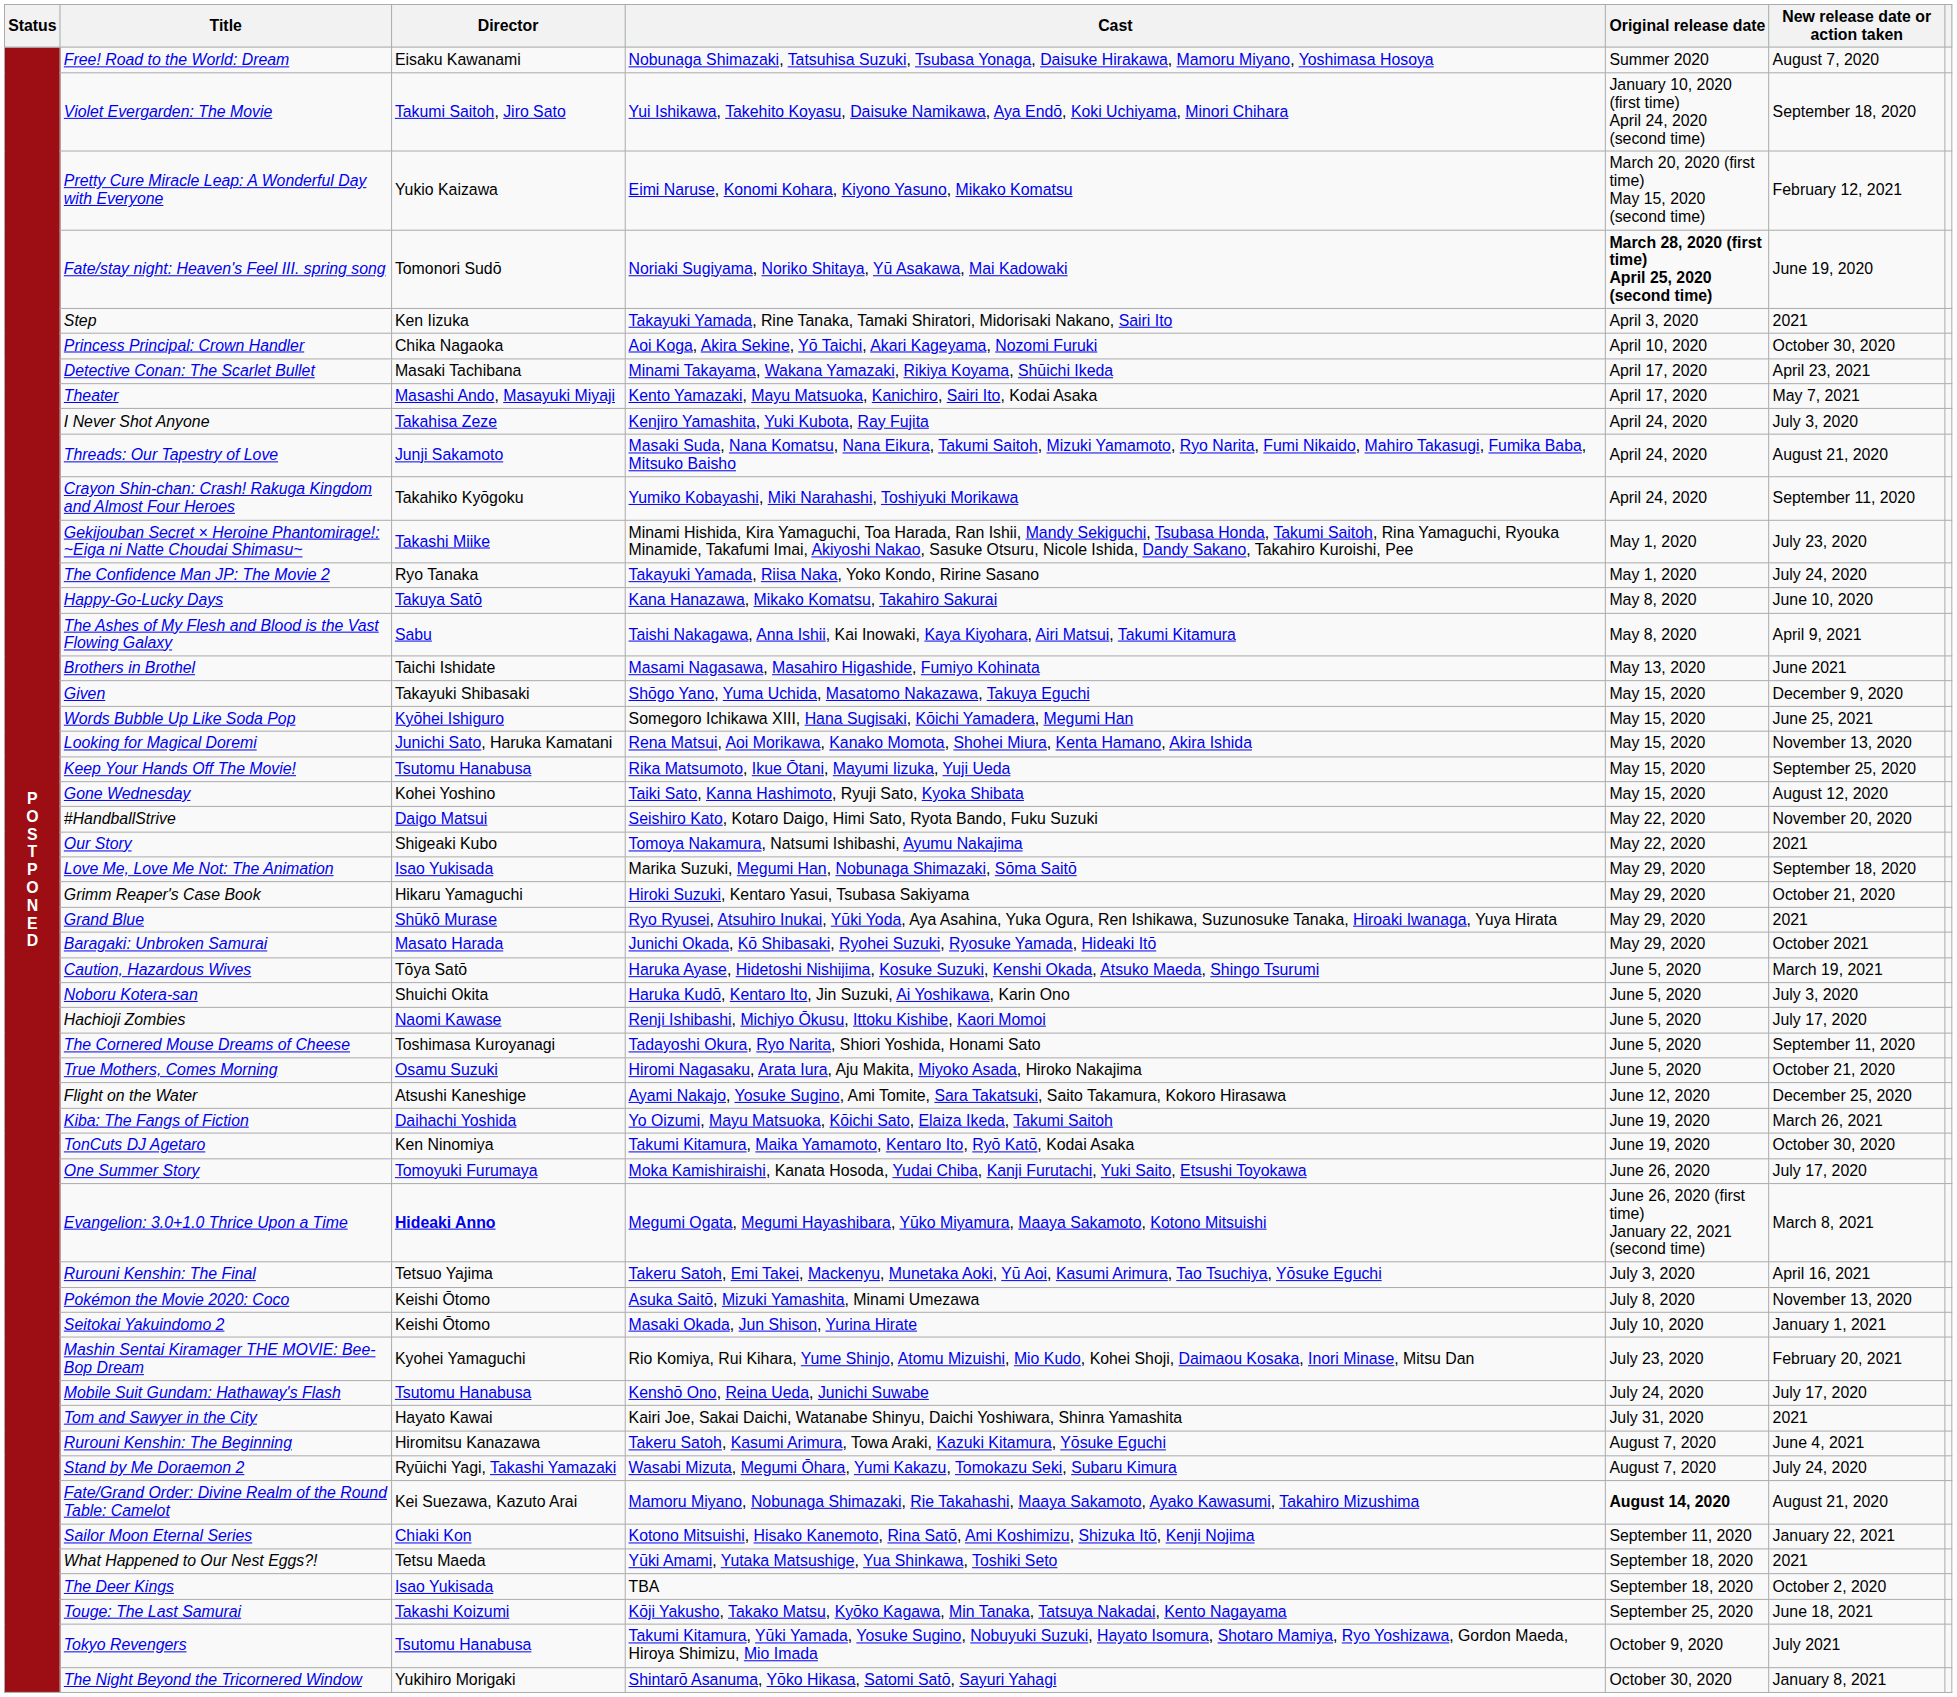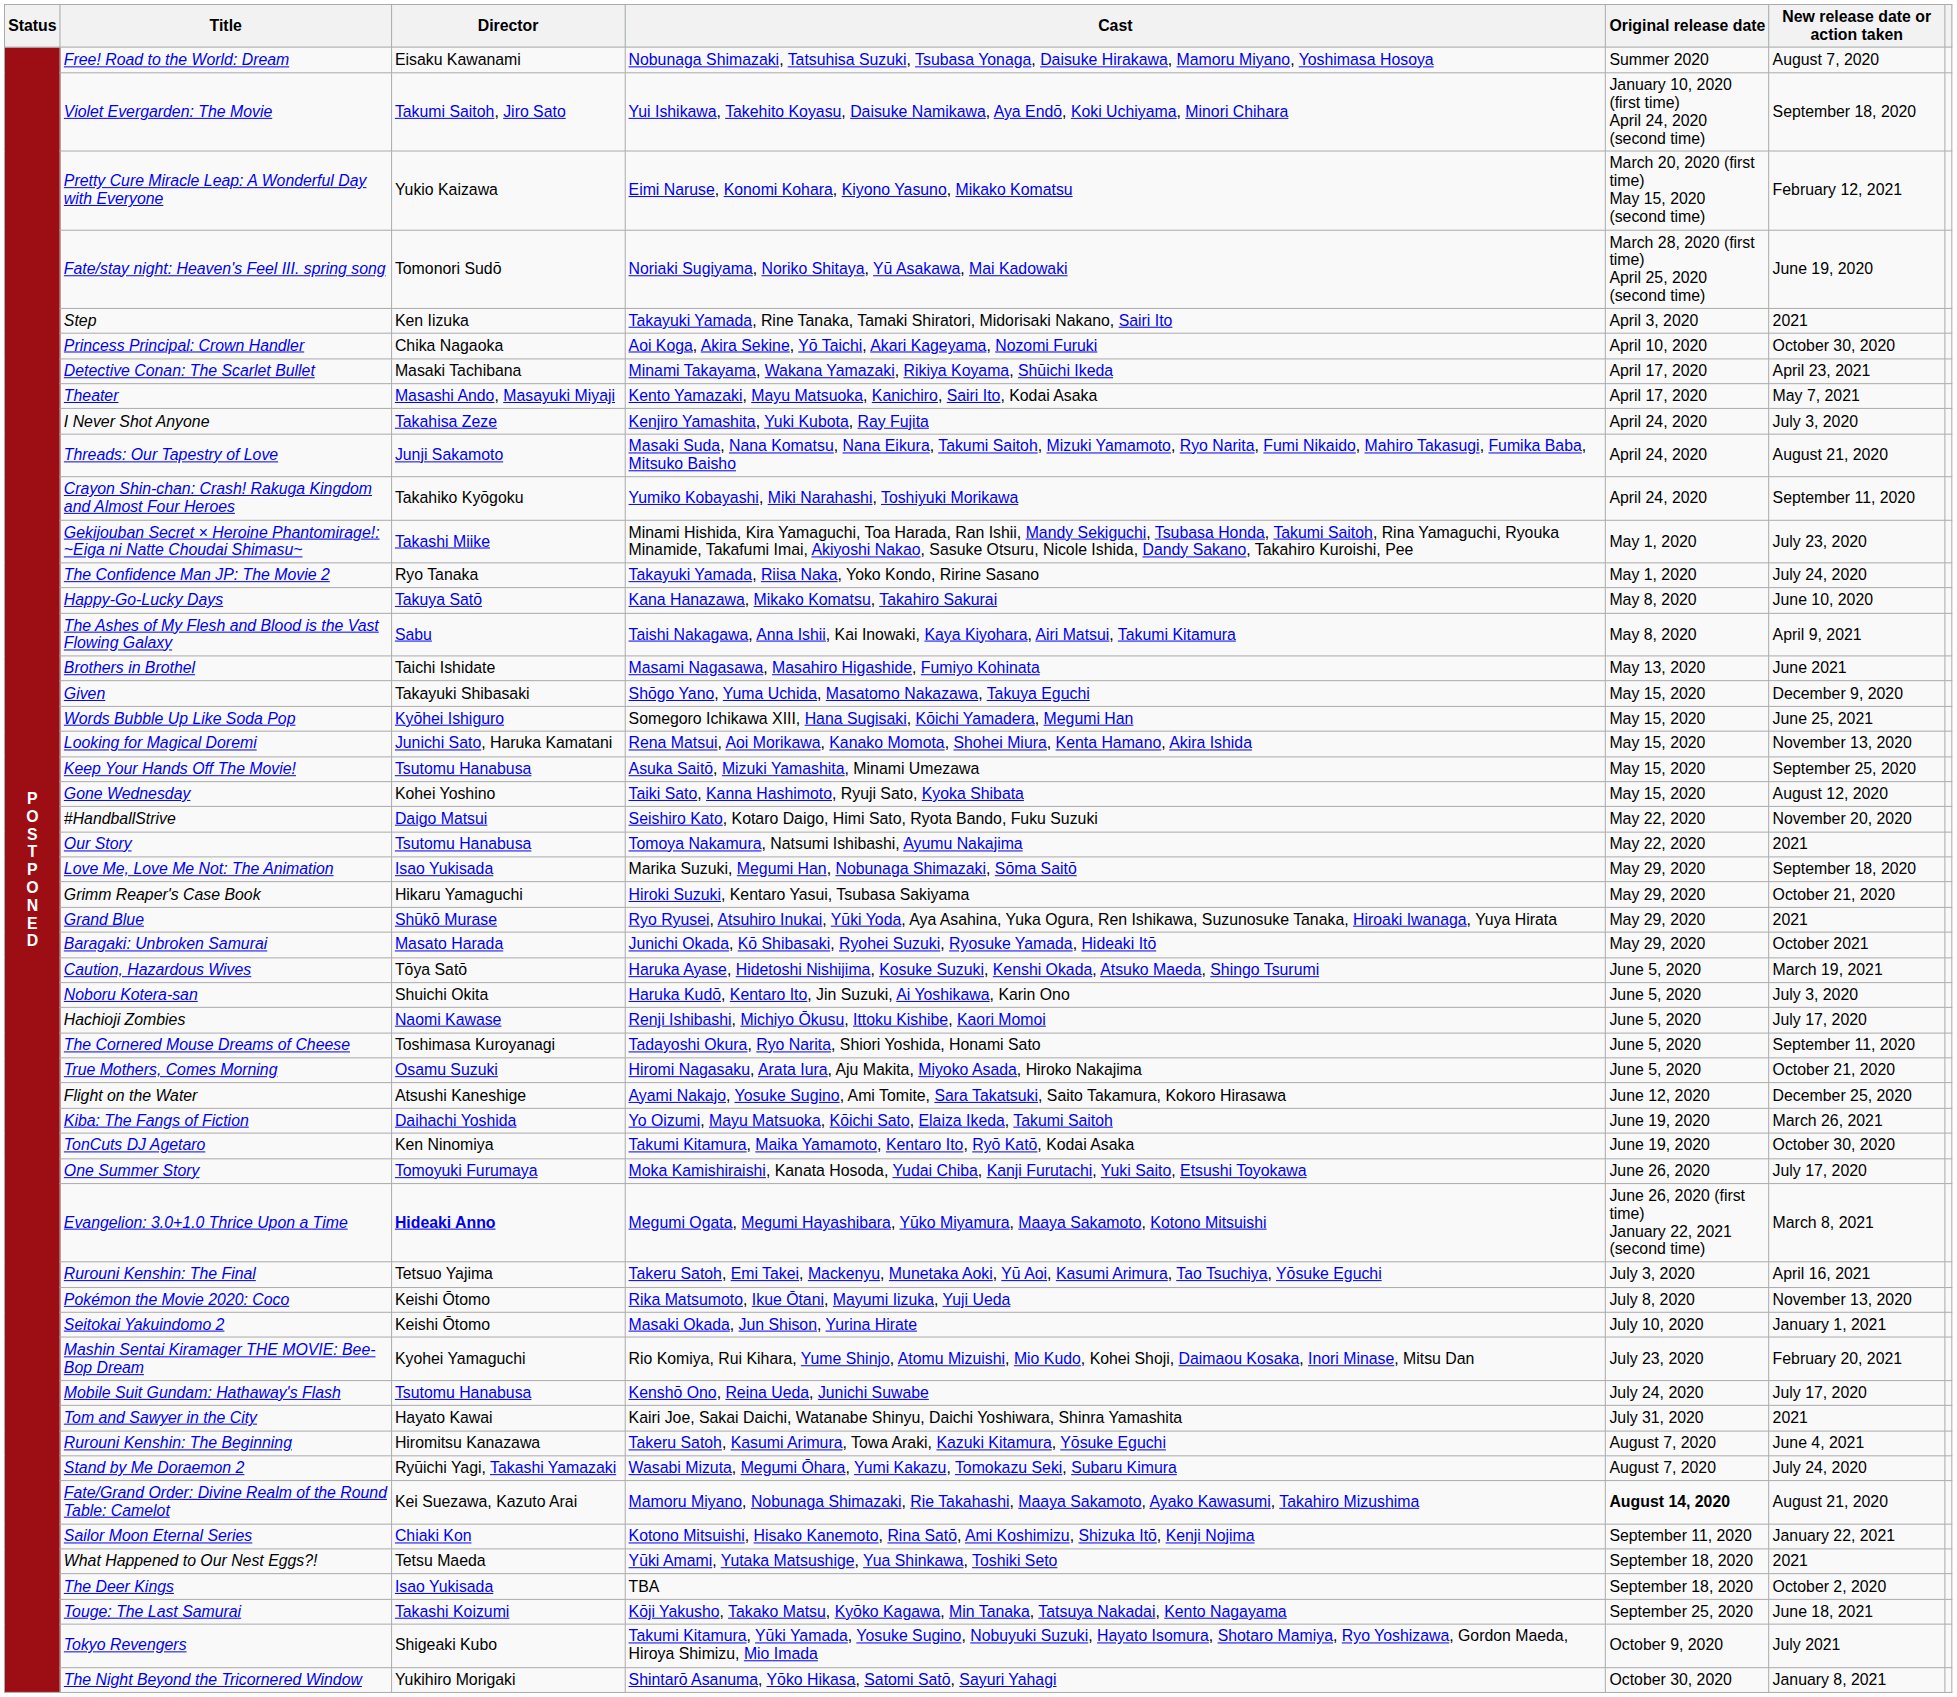(1686, 269) bold -> (1682, 269) normal
(819, 768) Rika Matsumoto, Ikue Ōtani, Mayumi Iizuka, Yuji Ueda -> (804, 768) Asuka Saitō, Mizuki Yamashita, Minami Umezawa
(446, 844) Shigeaki Kubo -> (463, 844) Tsutomu Hanabusa
(804, 1299) Asuka Saitō, Mizuki Yamashita, Minami Umezawa -> (819, 1299) Rika Matsumoto, Ikue Ōtani, Mayumi Iizuka, Yuji Ueda
(463, 1645) Tsutomu Hanabusa -> (446, 1645) Shigeaki Kubo
